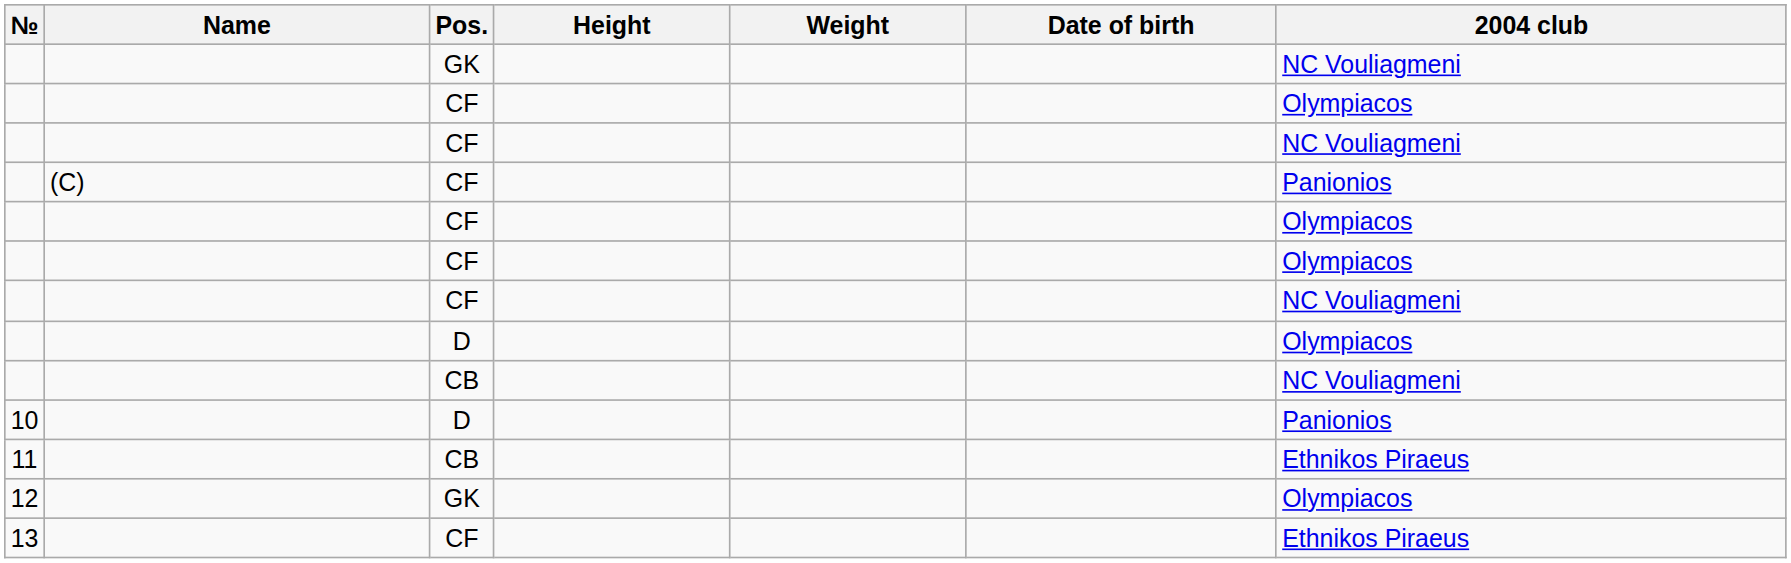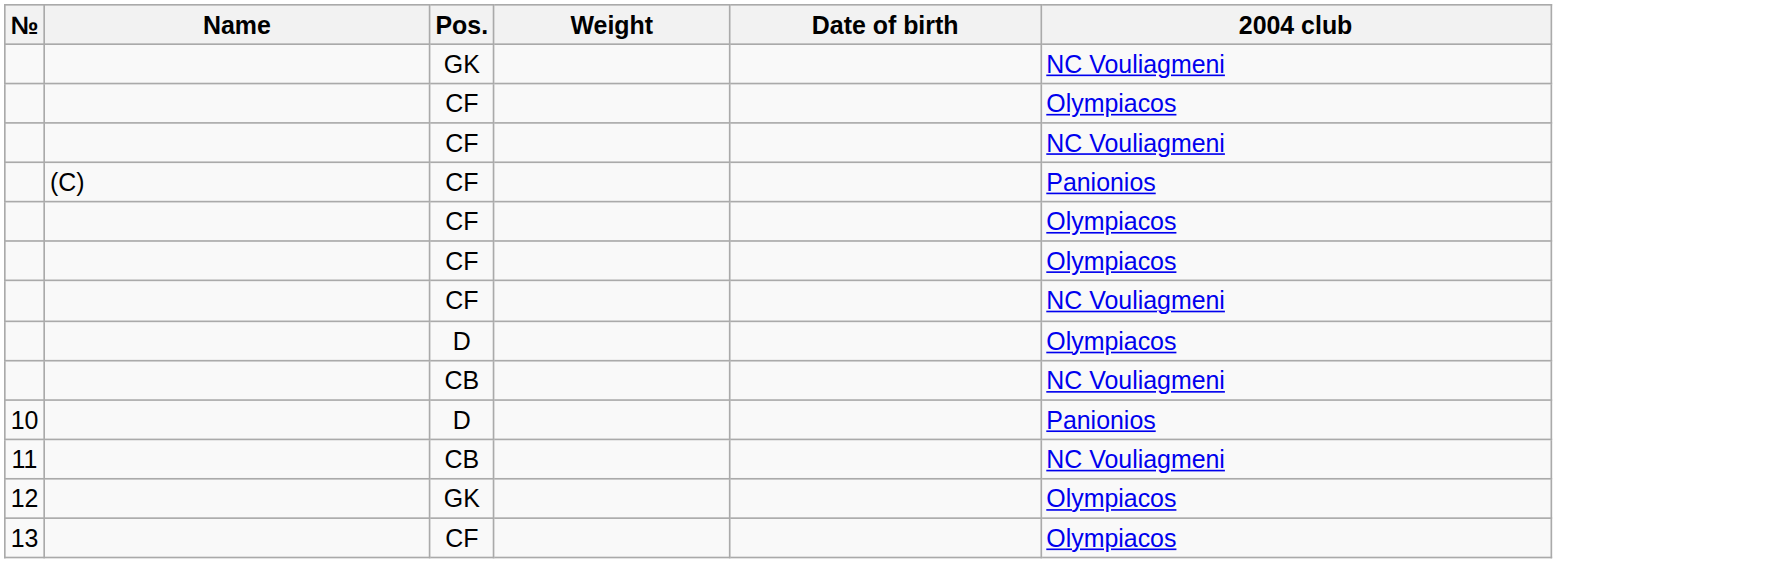- column: (612, 25)
(1376, 459) Ethnikos Piraeus -> (1136, 459) NC Vouliagmeni
(1376, 538) Ethnikos Piraeus -> (1111, 538) Olympiacos
